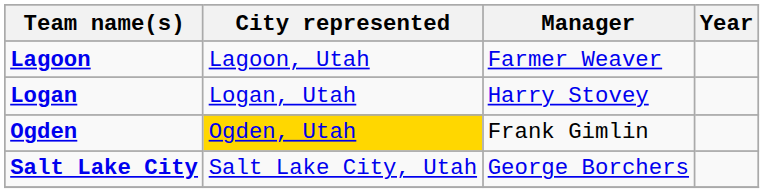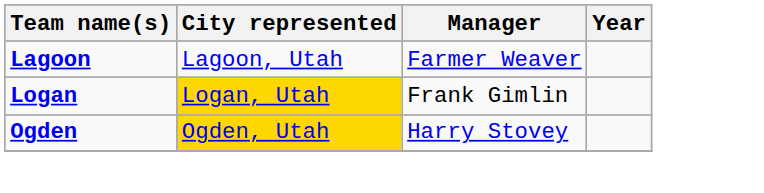(282, 96) no background -> (256, 96) gold background
(568, 96) Harry Stovey -> (488, 96) Frank Gimlin
(568, 132) Frank Gimlin -> (488, 132) Harry Stovey
- row: (104, 169)
